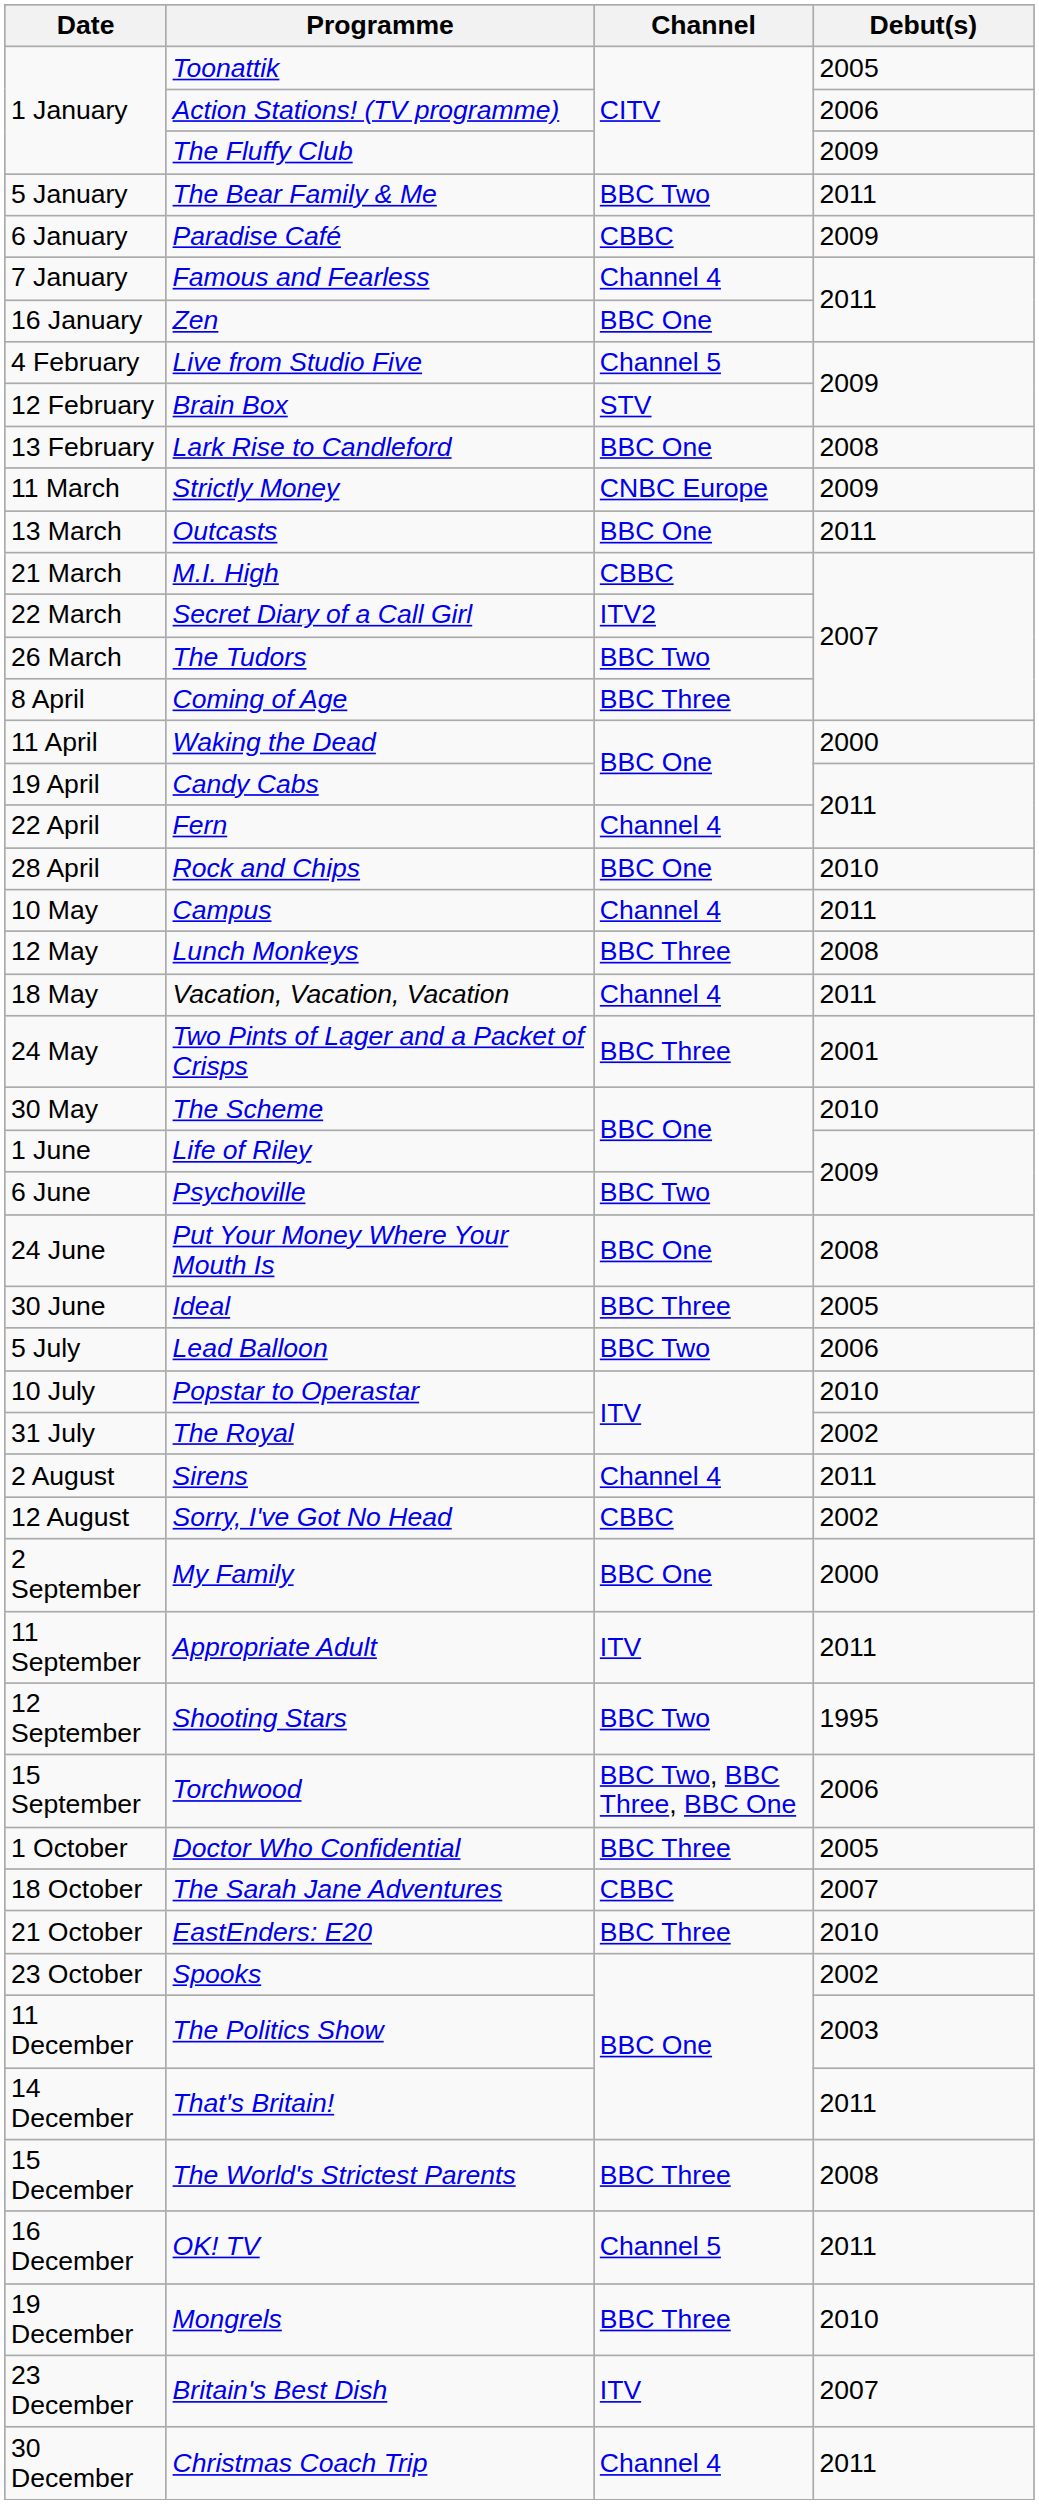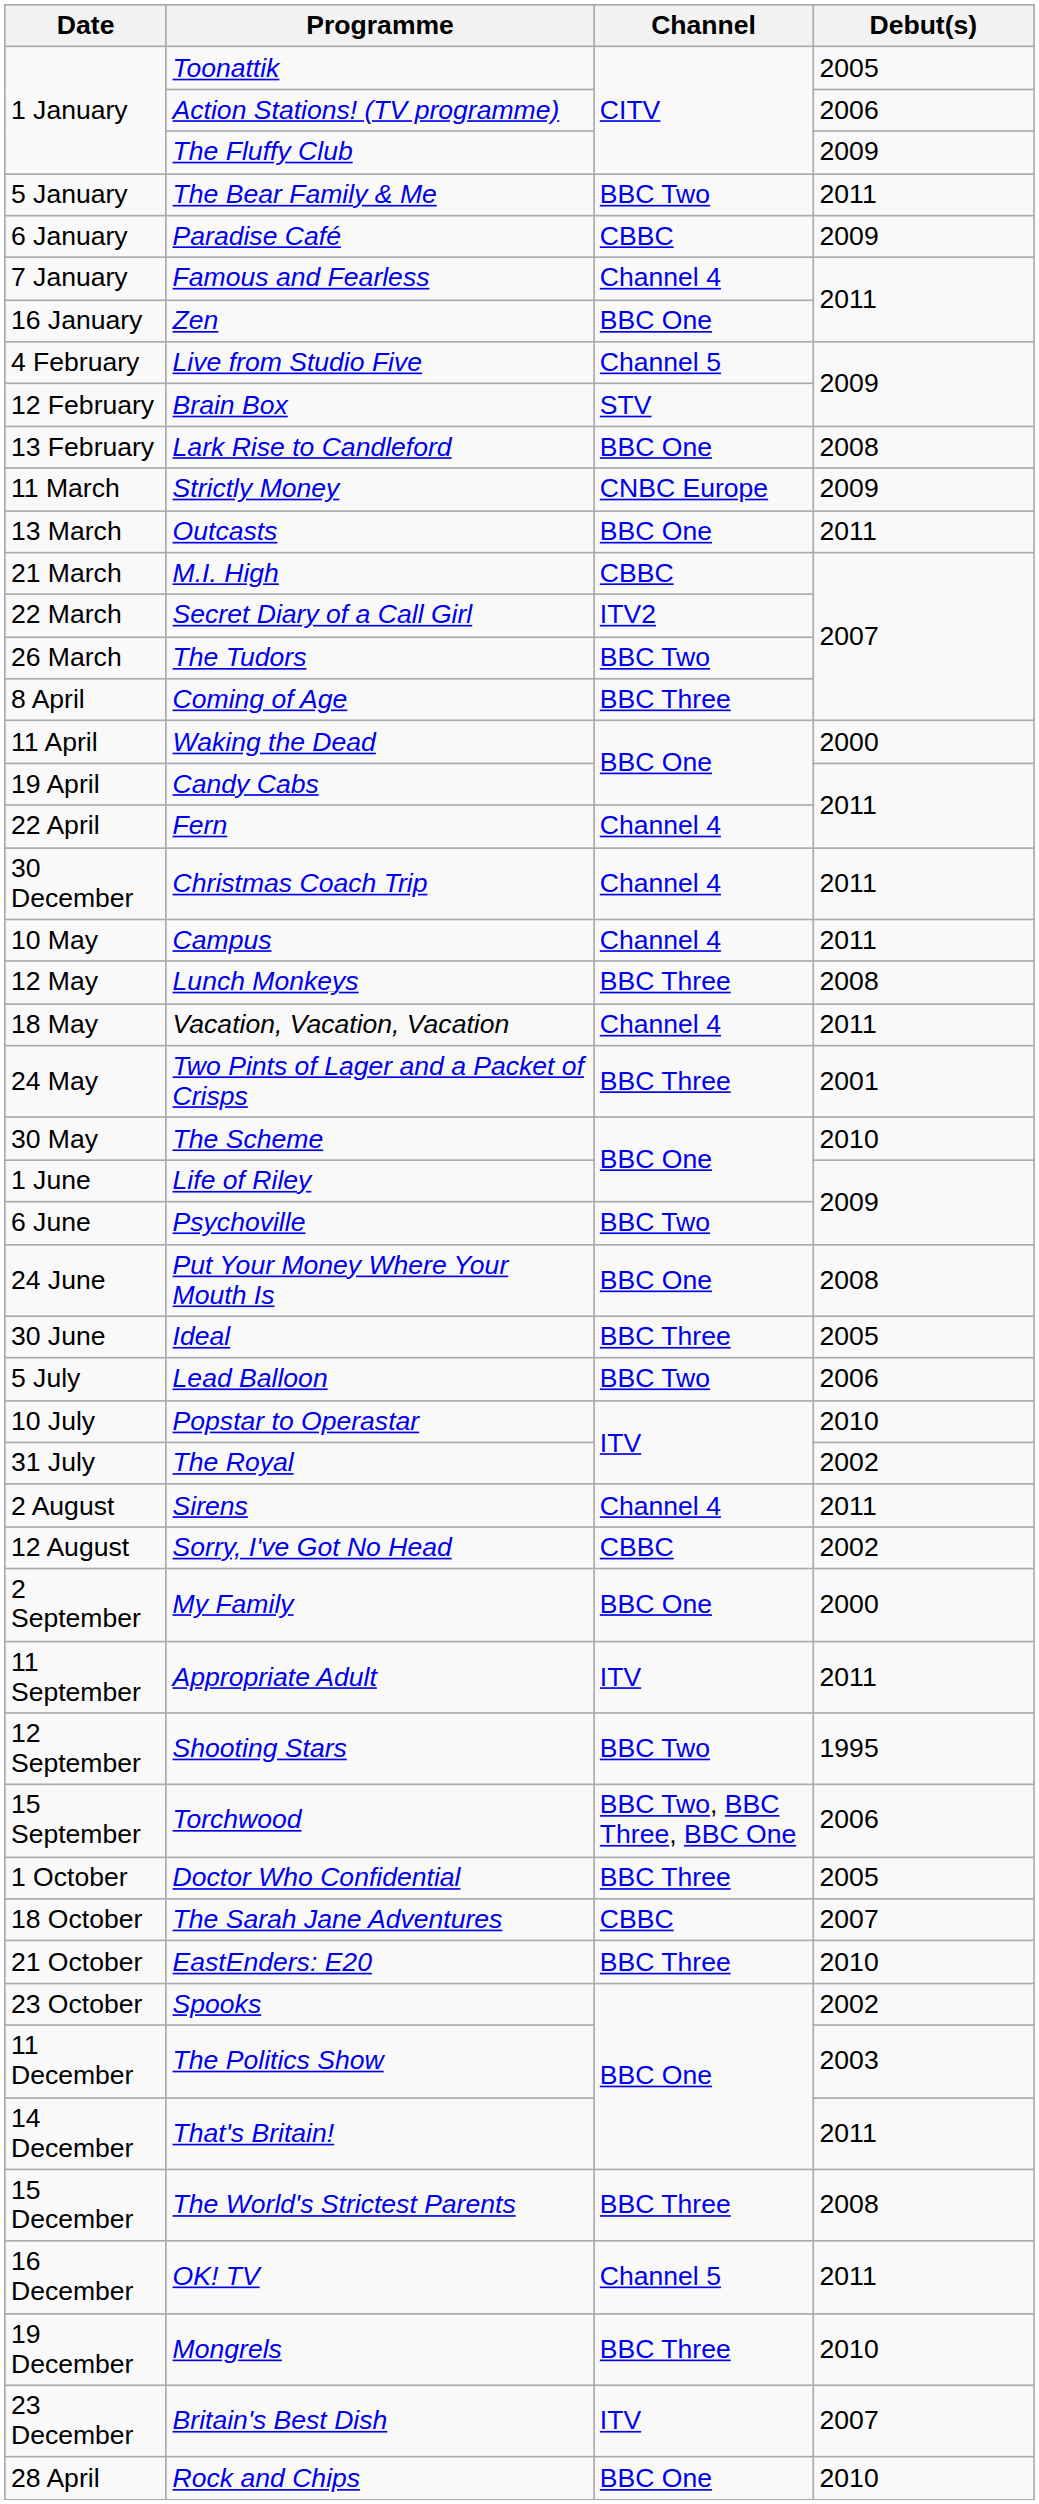rows swapped: (266, 868) <-> (300, 2463)
